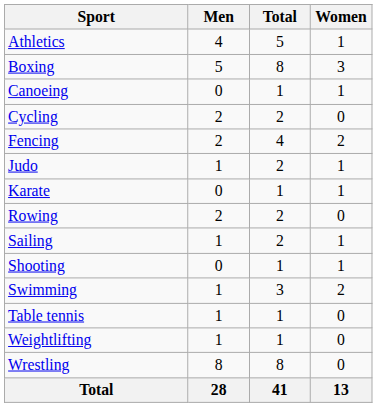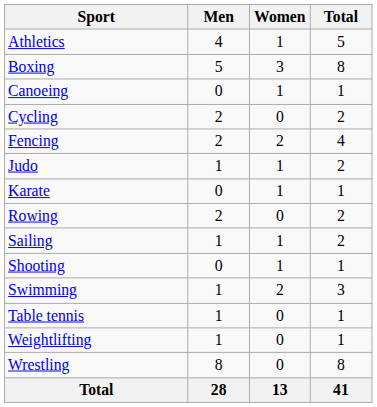columns swapped: (341, 16) <-> (280, 16)
